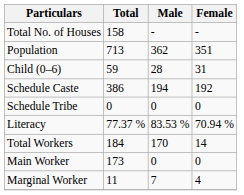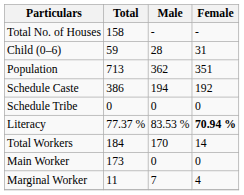rows swapped: (32, 50) <-> (34, 69)
(214, 124) normal -> (215, 124) bold
